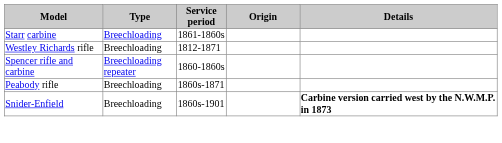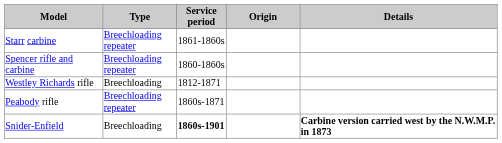(133, 35) Breechloading -> (133, 40) Breechloading repeater
rows swapped: (39, 66) <-> (49, 48)
(133, 85) Breechloading -> (133, 102) Breechloading repeater
(201, 104) normal -> (201, 126) bold
